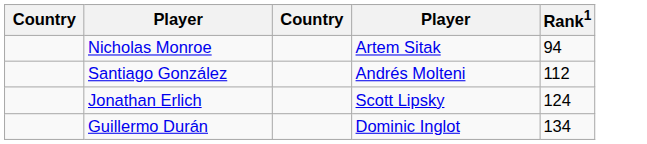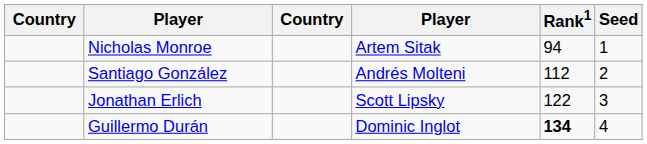+ column: (619, 19)
(557, 100) 124 -> (557, 100) 122
(557, 126) normal -> (557, 126) bold
